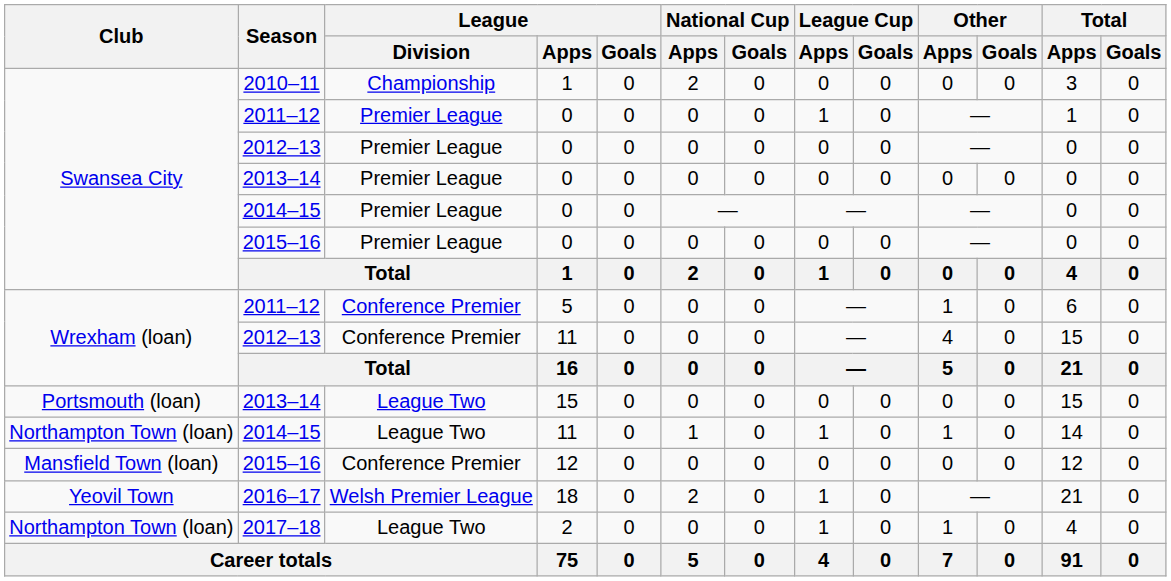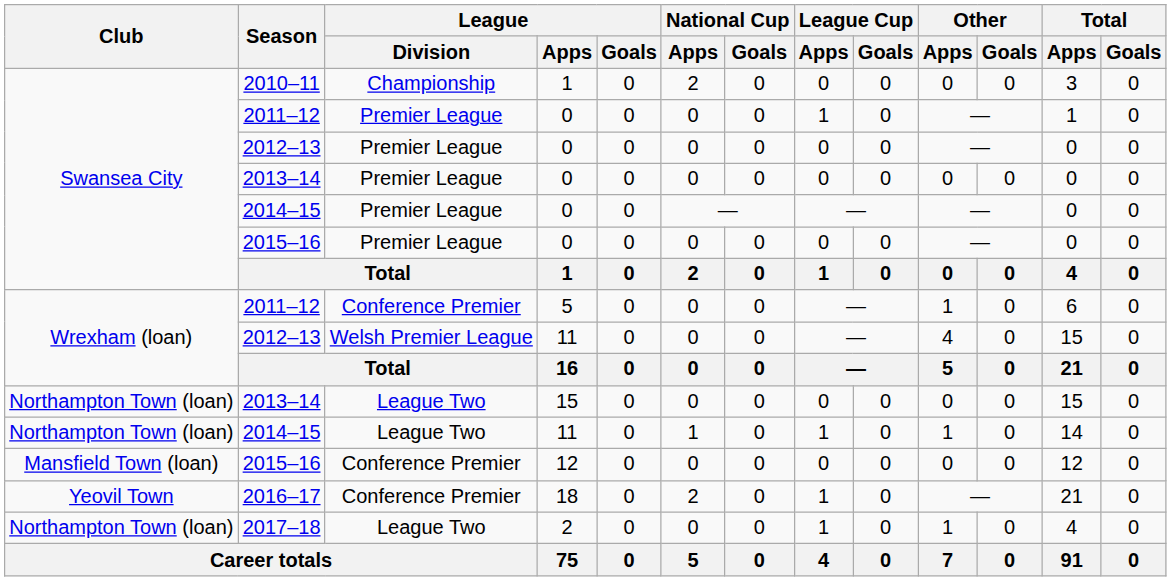(431, 337) Conference Premier -> (431, 337) Welsh Premier League
(121, 400) Portsmouth (loan) -> (121, 400) Northampton Town (loan)
(431, 496) Welsh Premier League -> (431, 496) Conference Premier
